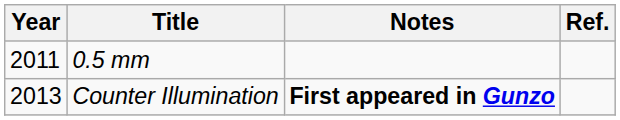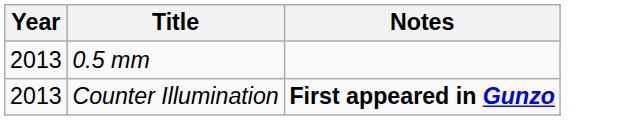- column: (588, 22)
(35, 59) 2011 -> (36, 59) 2013
